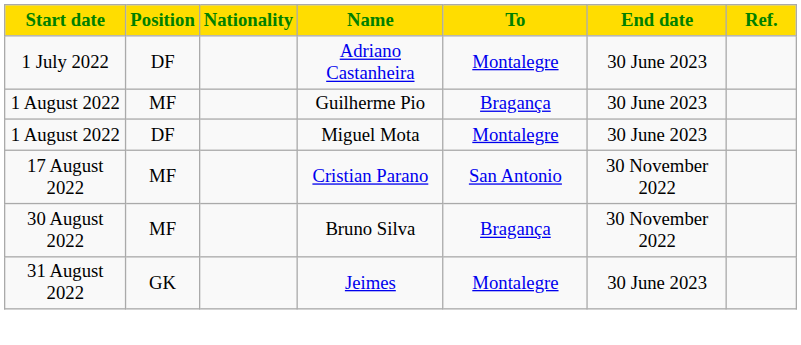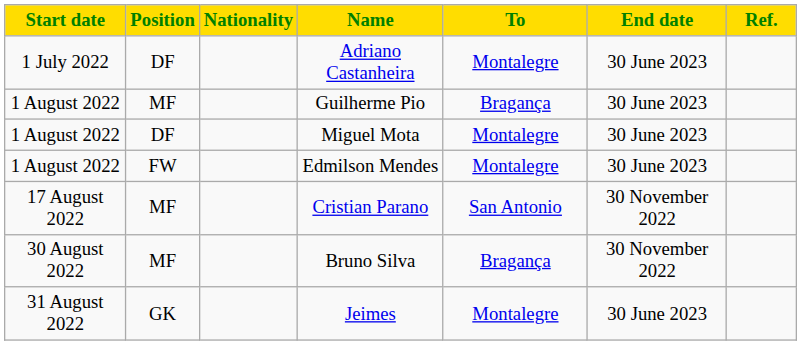+ row: (370, 165)
